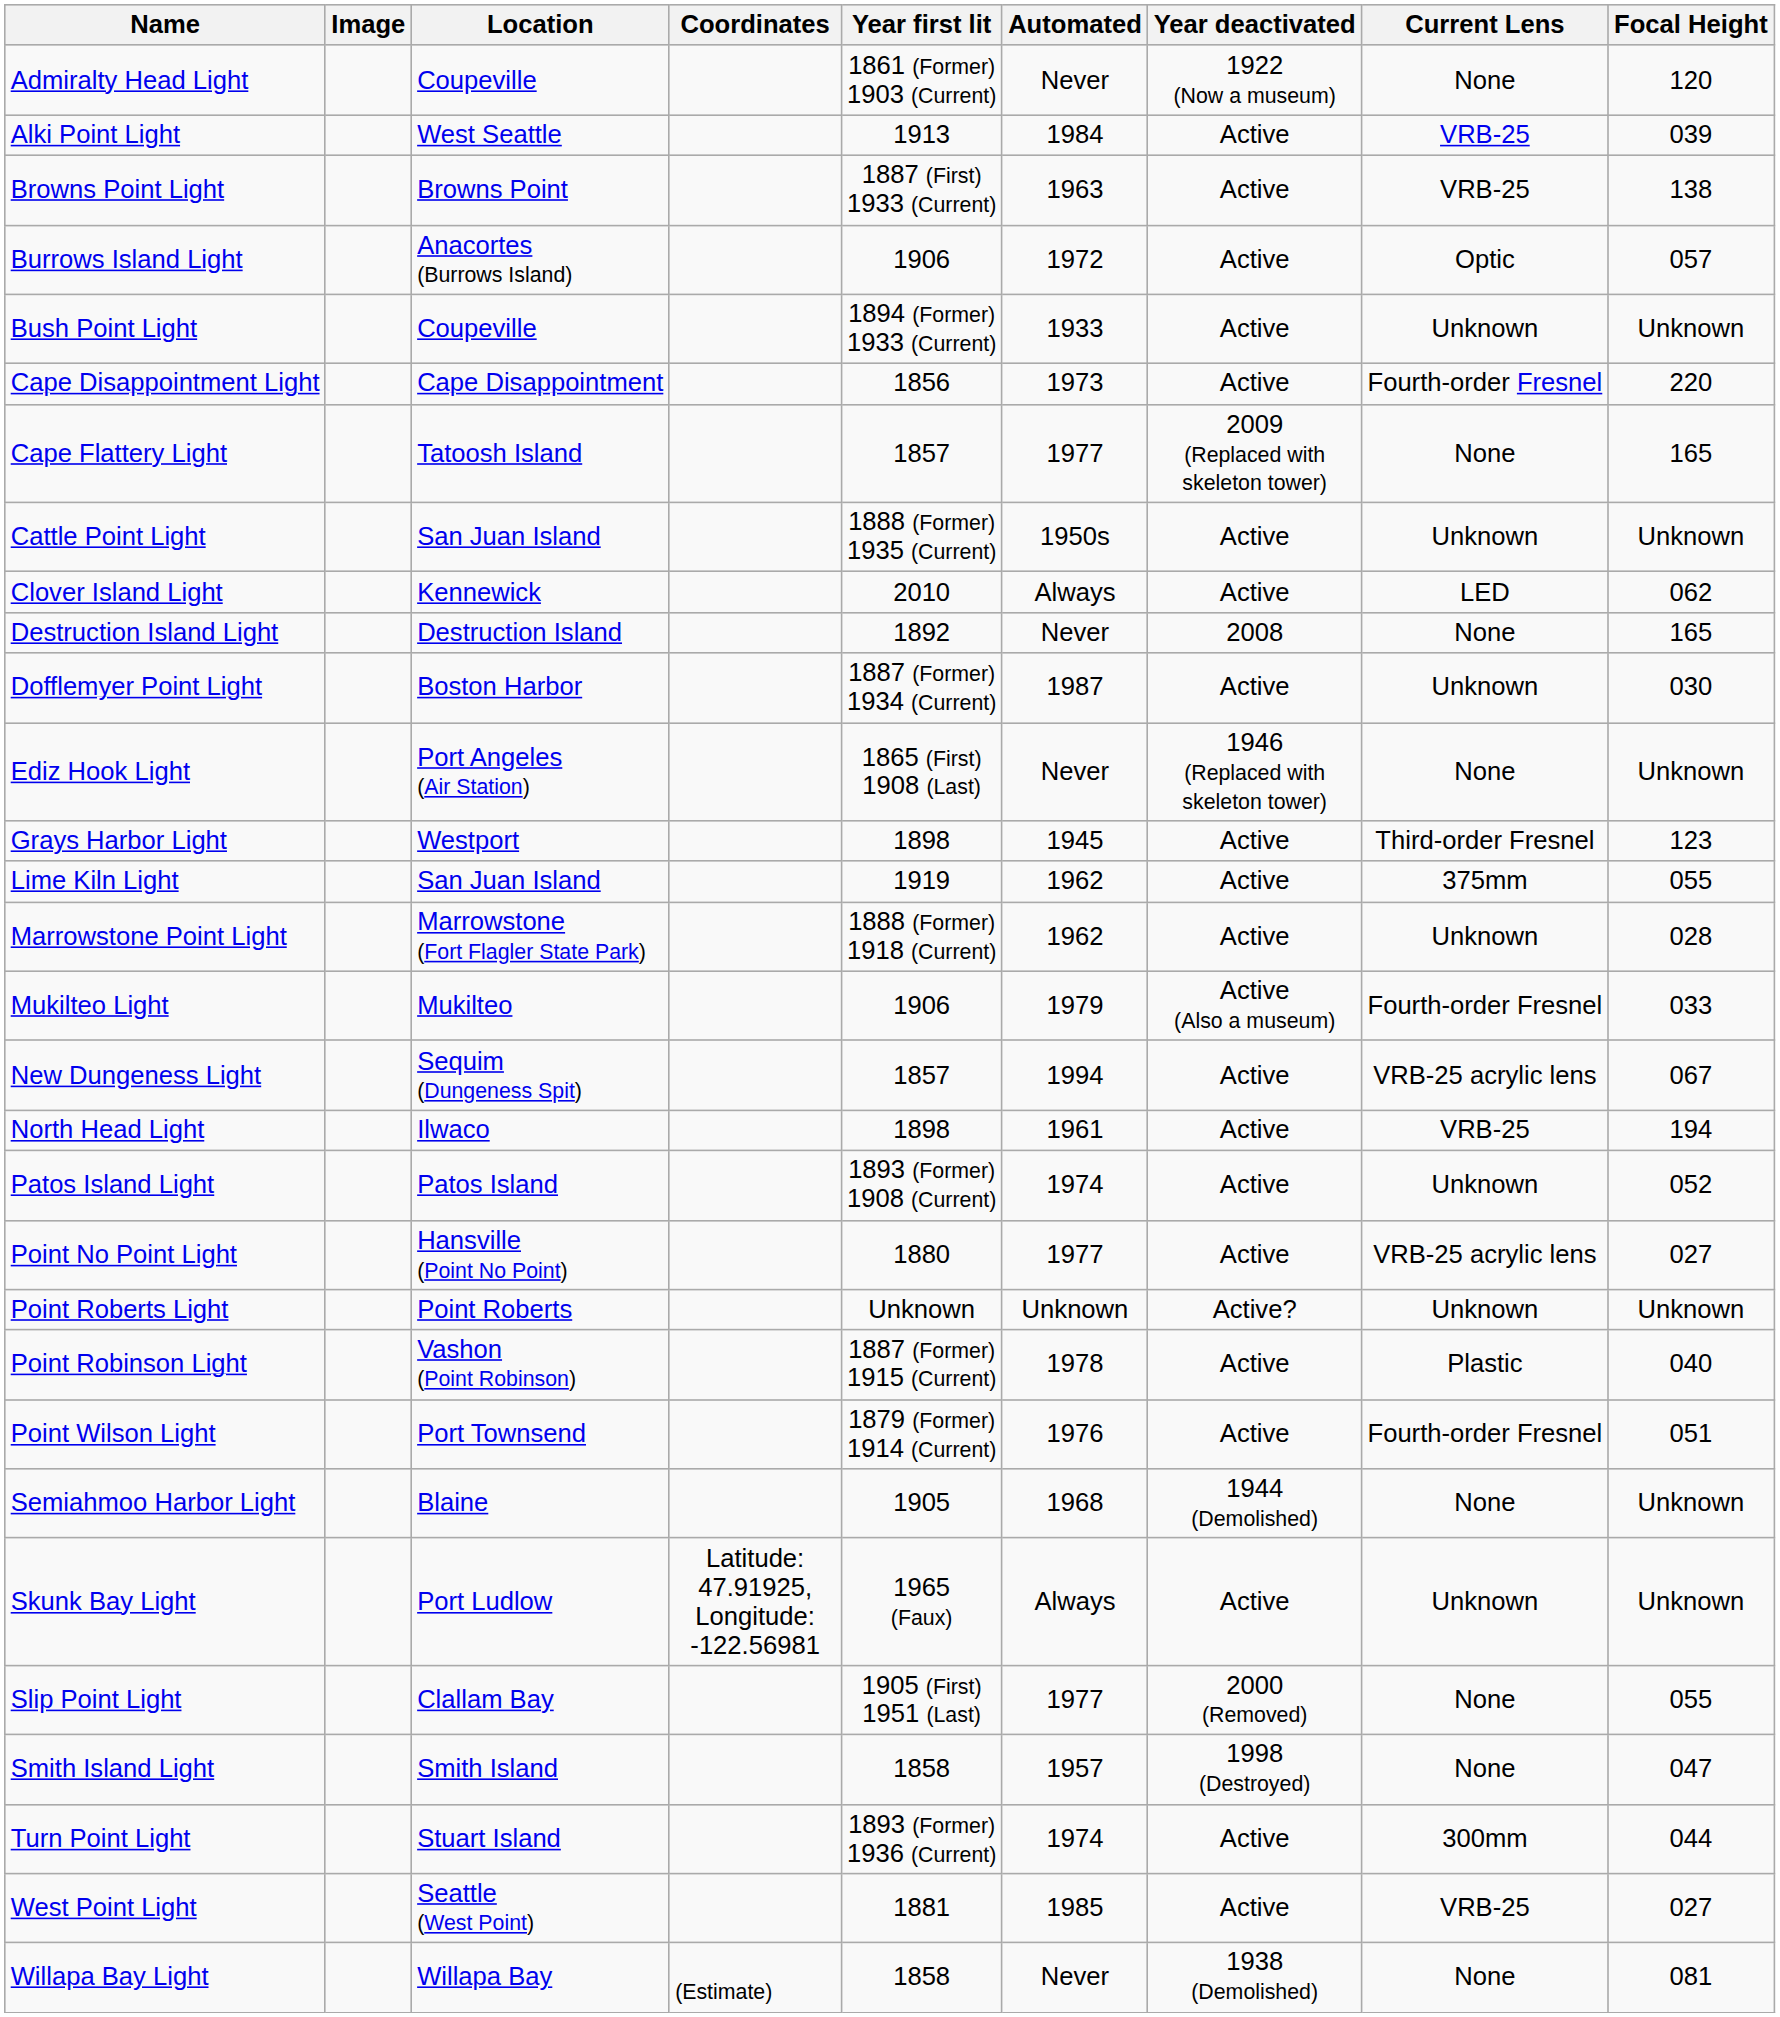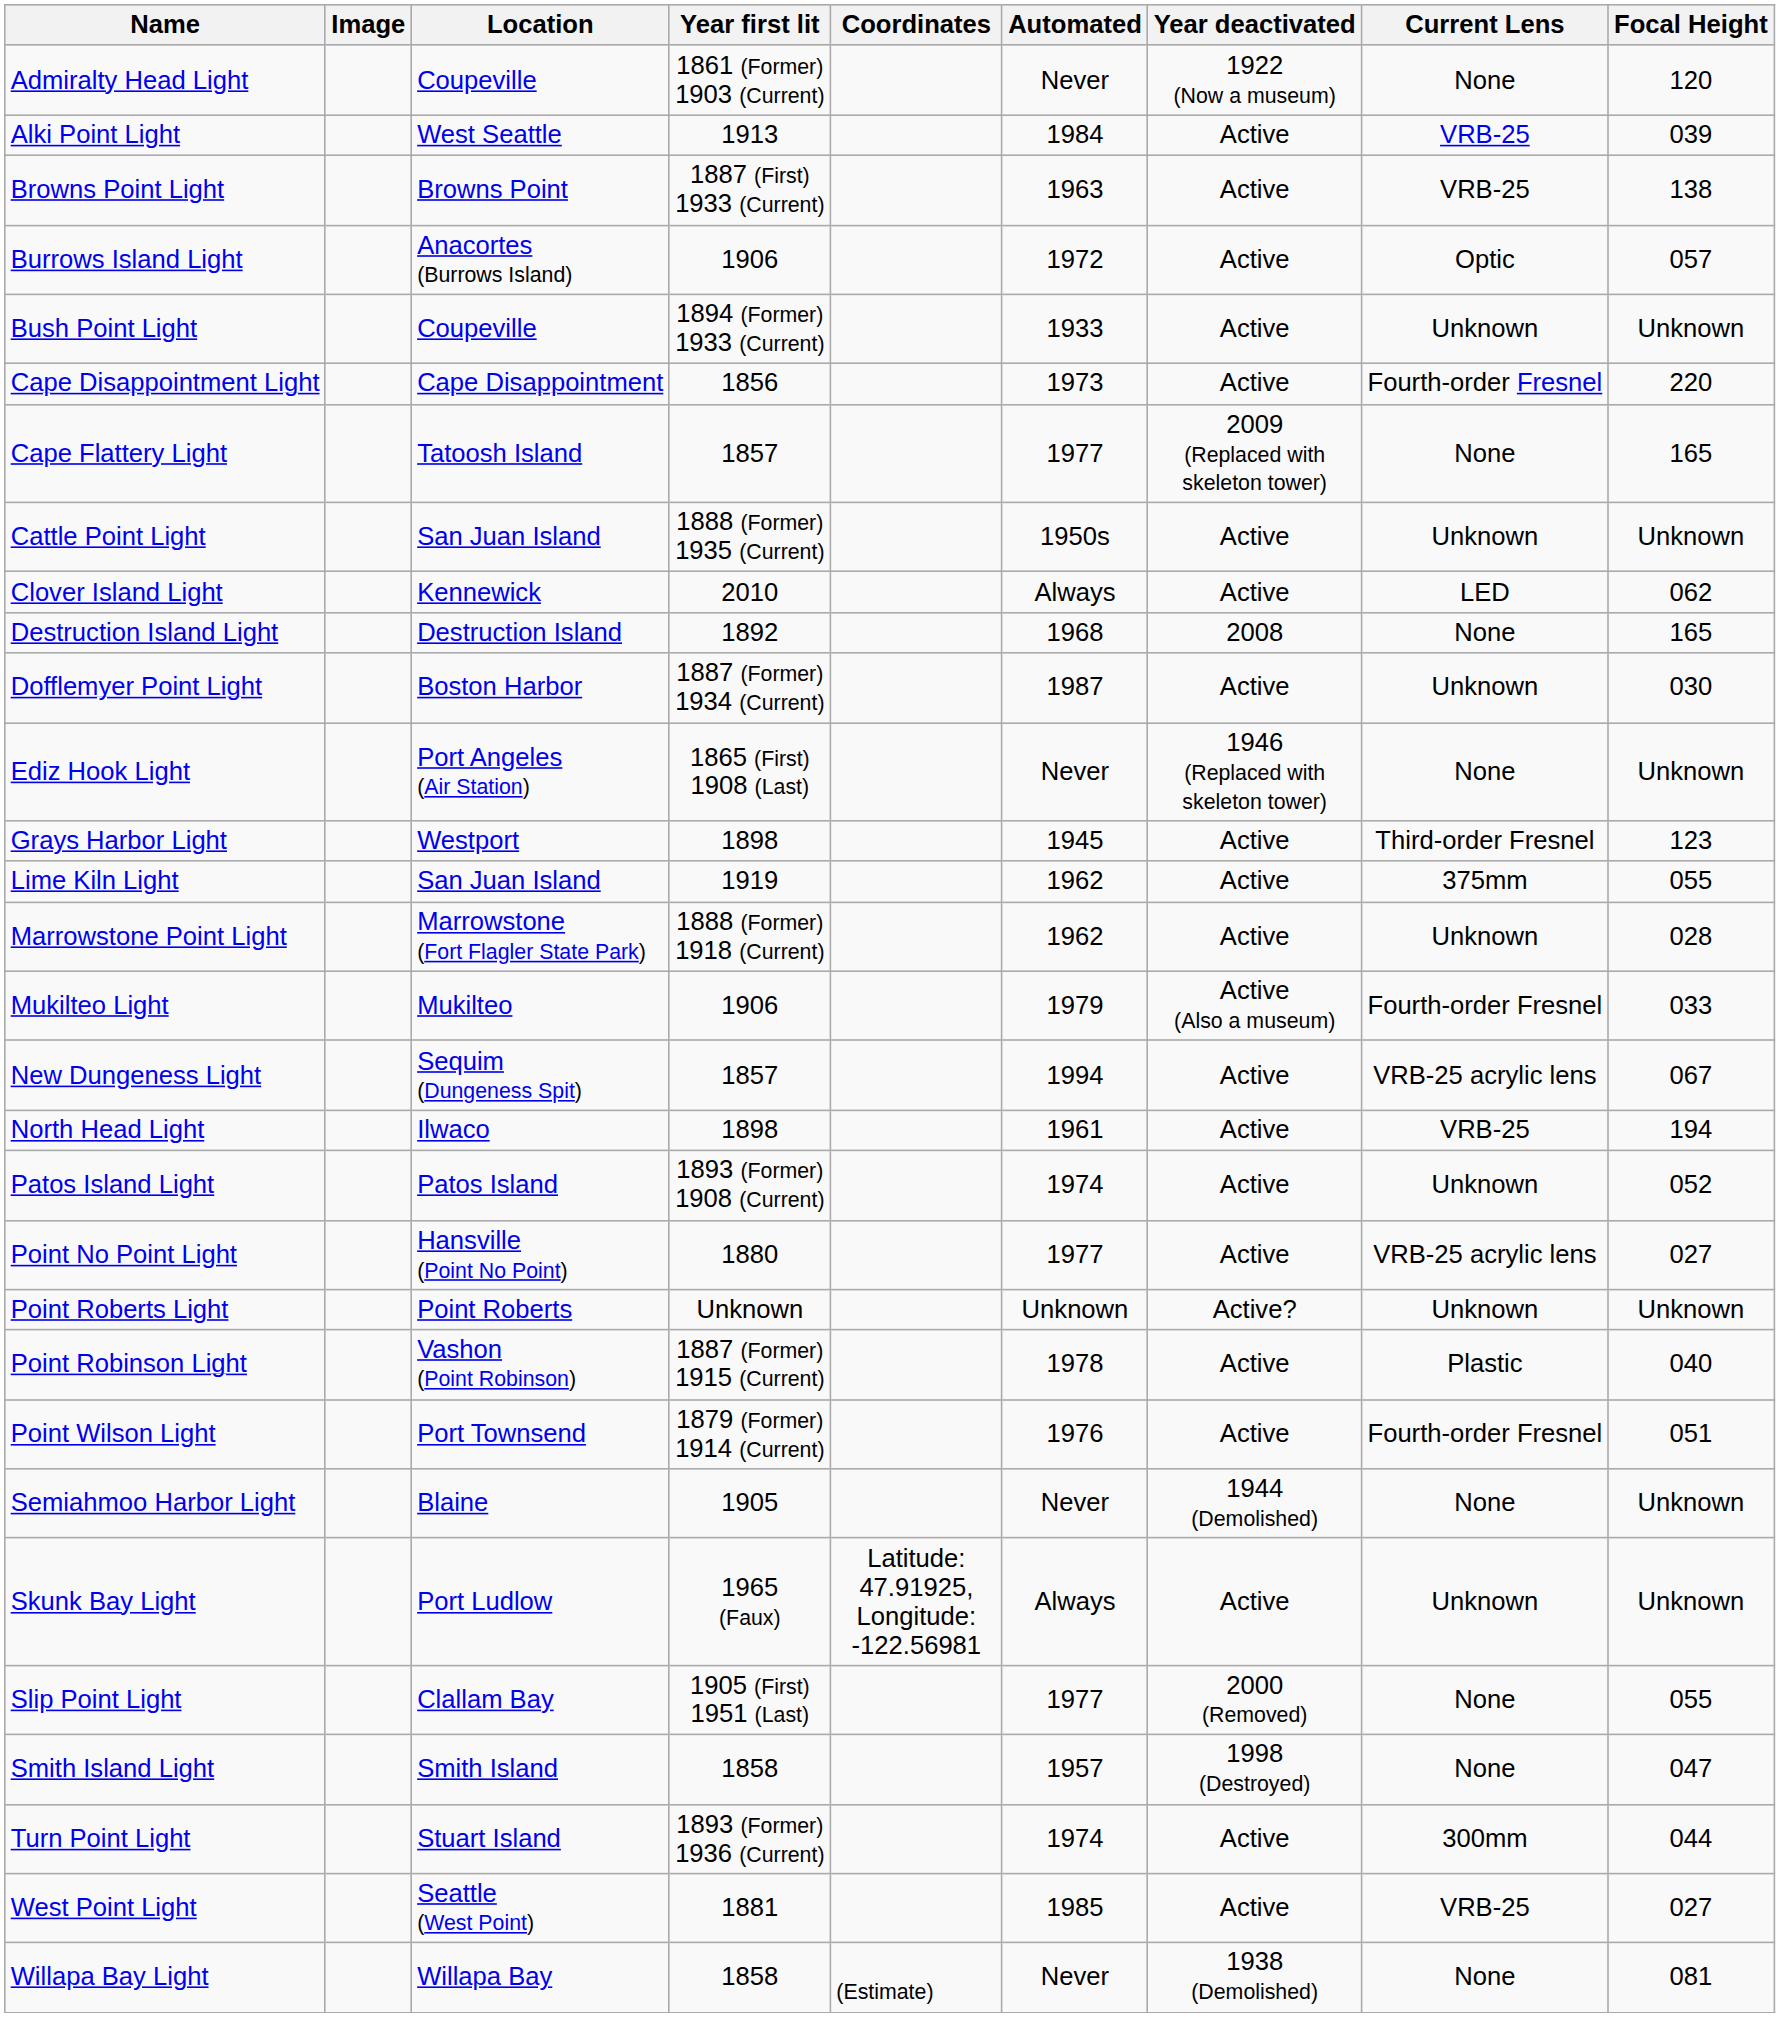columns swapped: (755, 24) <-> (922, 24)
(1075, 632) Never -> (1075, 632) 1968
(1075, 1503) 1968 -> (1075, 1503) Never
